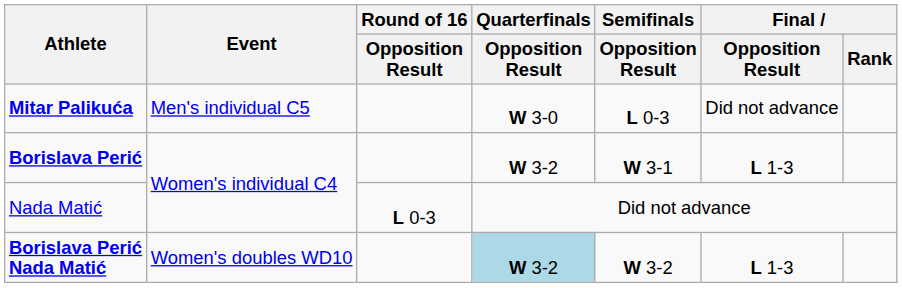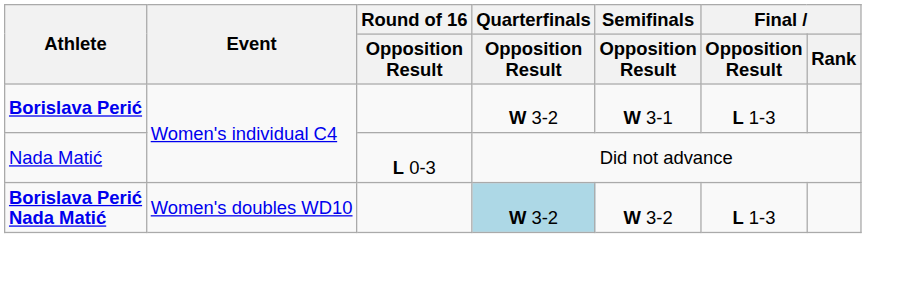- row: (71, 109)
